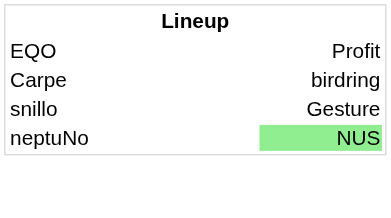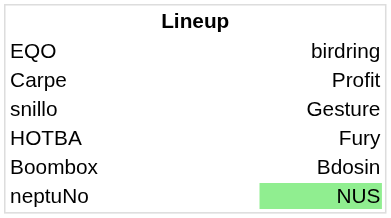(356, 51) Profit -> (346, 51) birdring
(346, 80) birdring -> (356, 80) Profit
+ row: (46, 138)
+ row: (54, 167)
